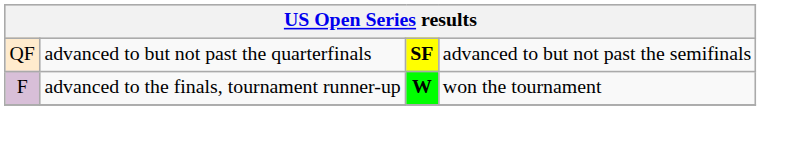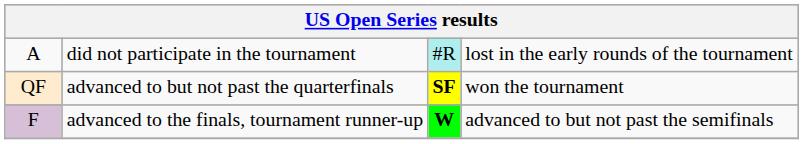+ row: (211, 54)
(597, 54) advanced to but not past the semifinals -> (544, 88) won the tournament
(522, 88) won the tournament -> (619, 121) advanced to but not past the semifinals
